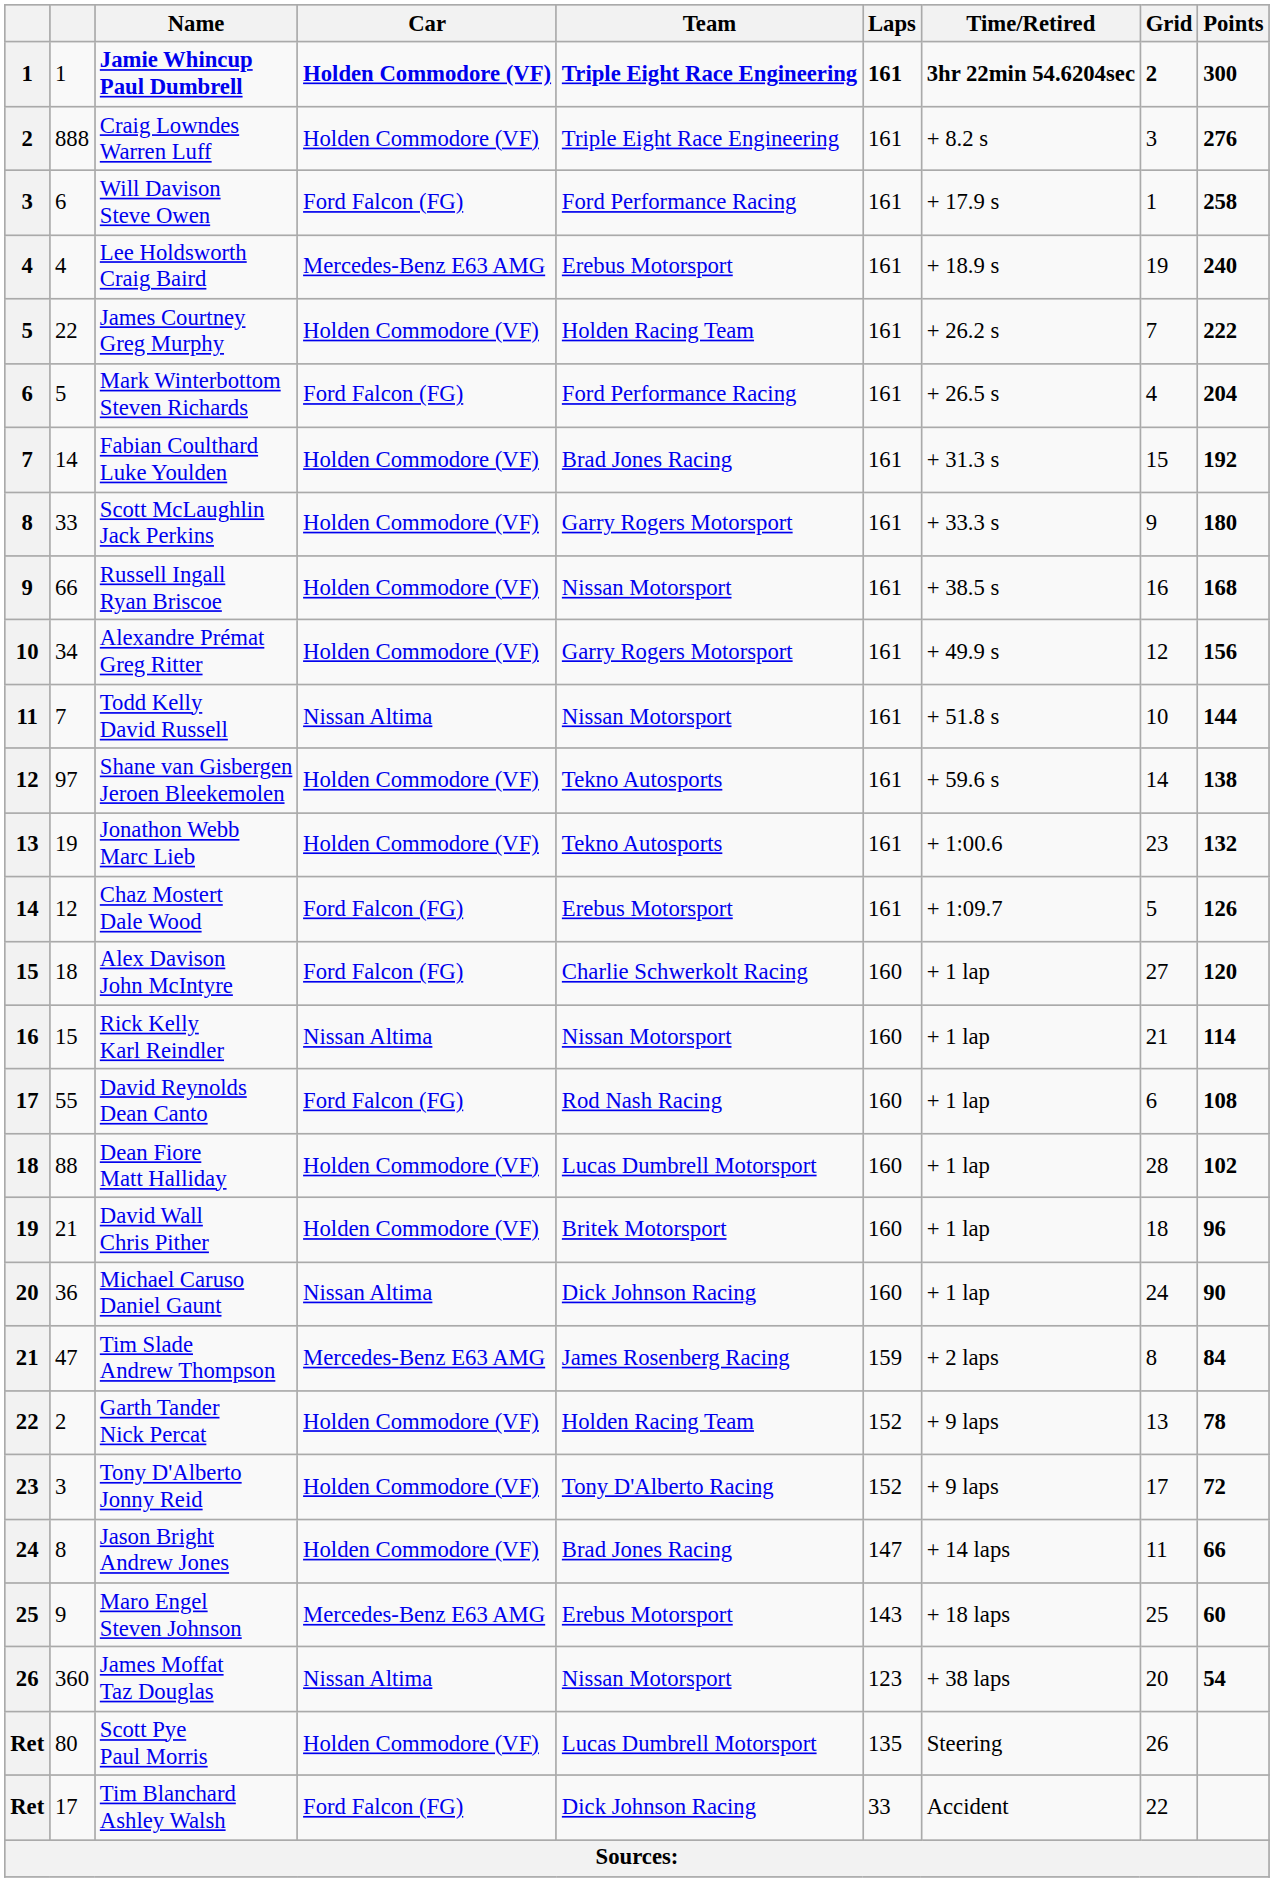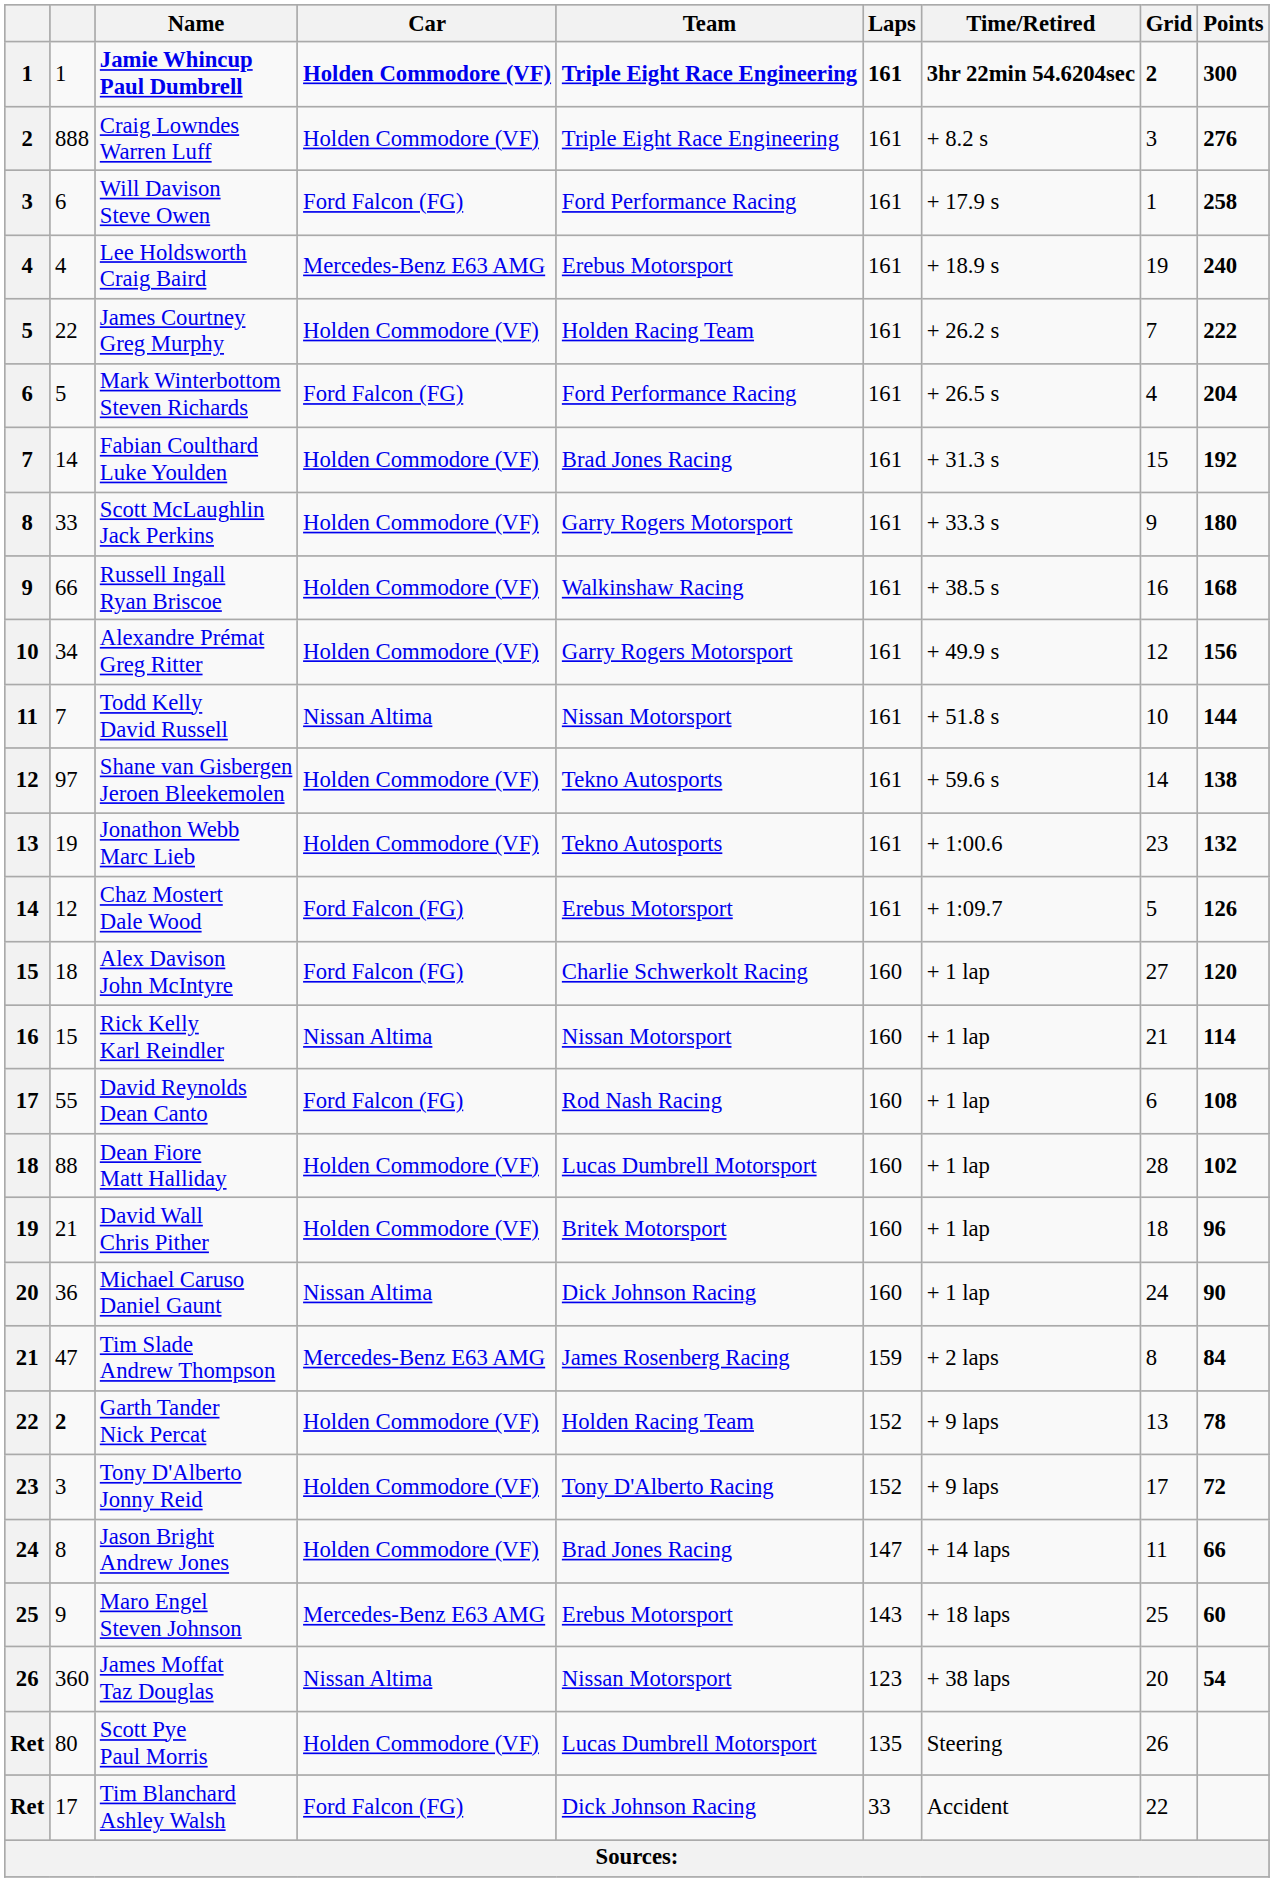(647, 587) Nissan Motorsport -> (653, 587) Walkinshaw Racing
(61, 1421) normal -> (61, 1421) bold
